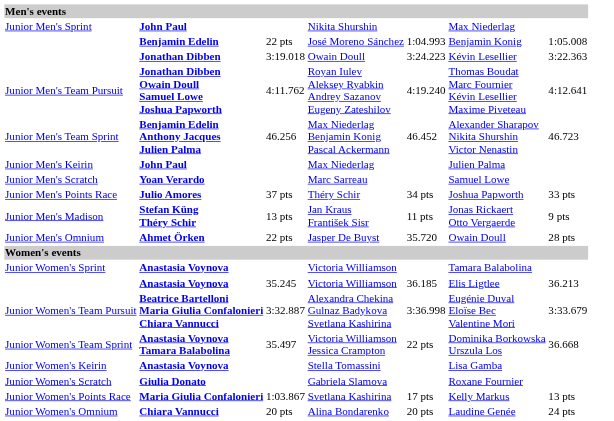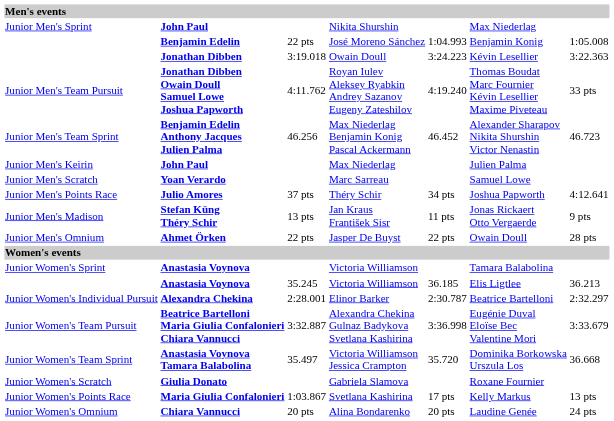(568, 90) 4:12.641 -> (583, 90) 33 pts
(562, 194) 33 pts -> (589, 194) 4:12.641
(422, 237) 35.720 -> (441, 237) 22 pts
+ row: (81, 298)
(420, 344) 22 pts -> (443, 359) 35.720
- row: (56, 366)
